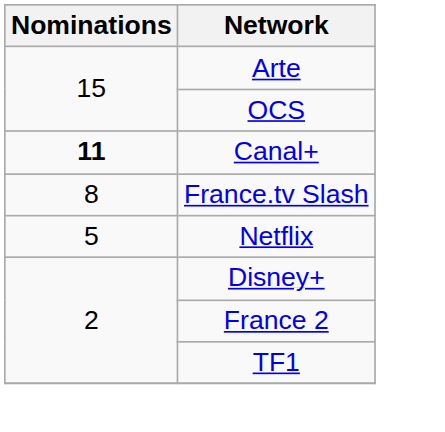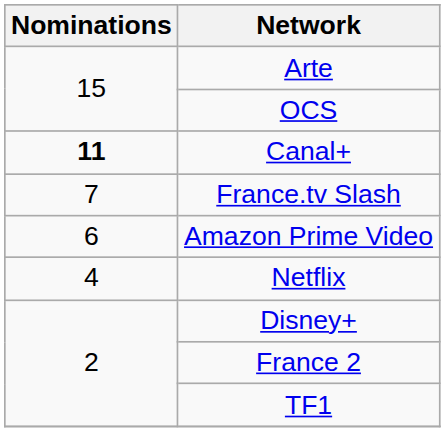(91, 194) 8 -> (91, 194) 7
+ row: (309, 236)
(91, 236) 5 -> (91, 278) 4
